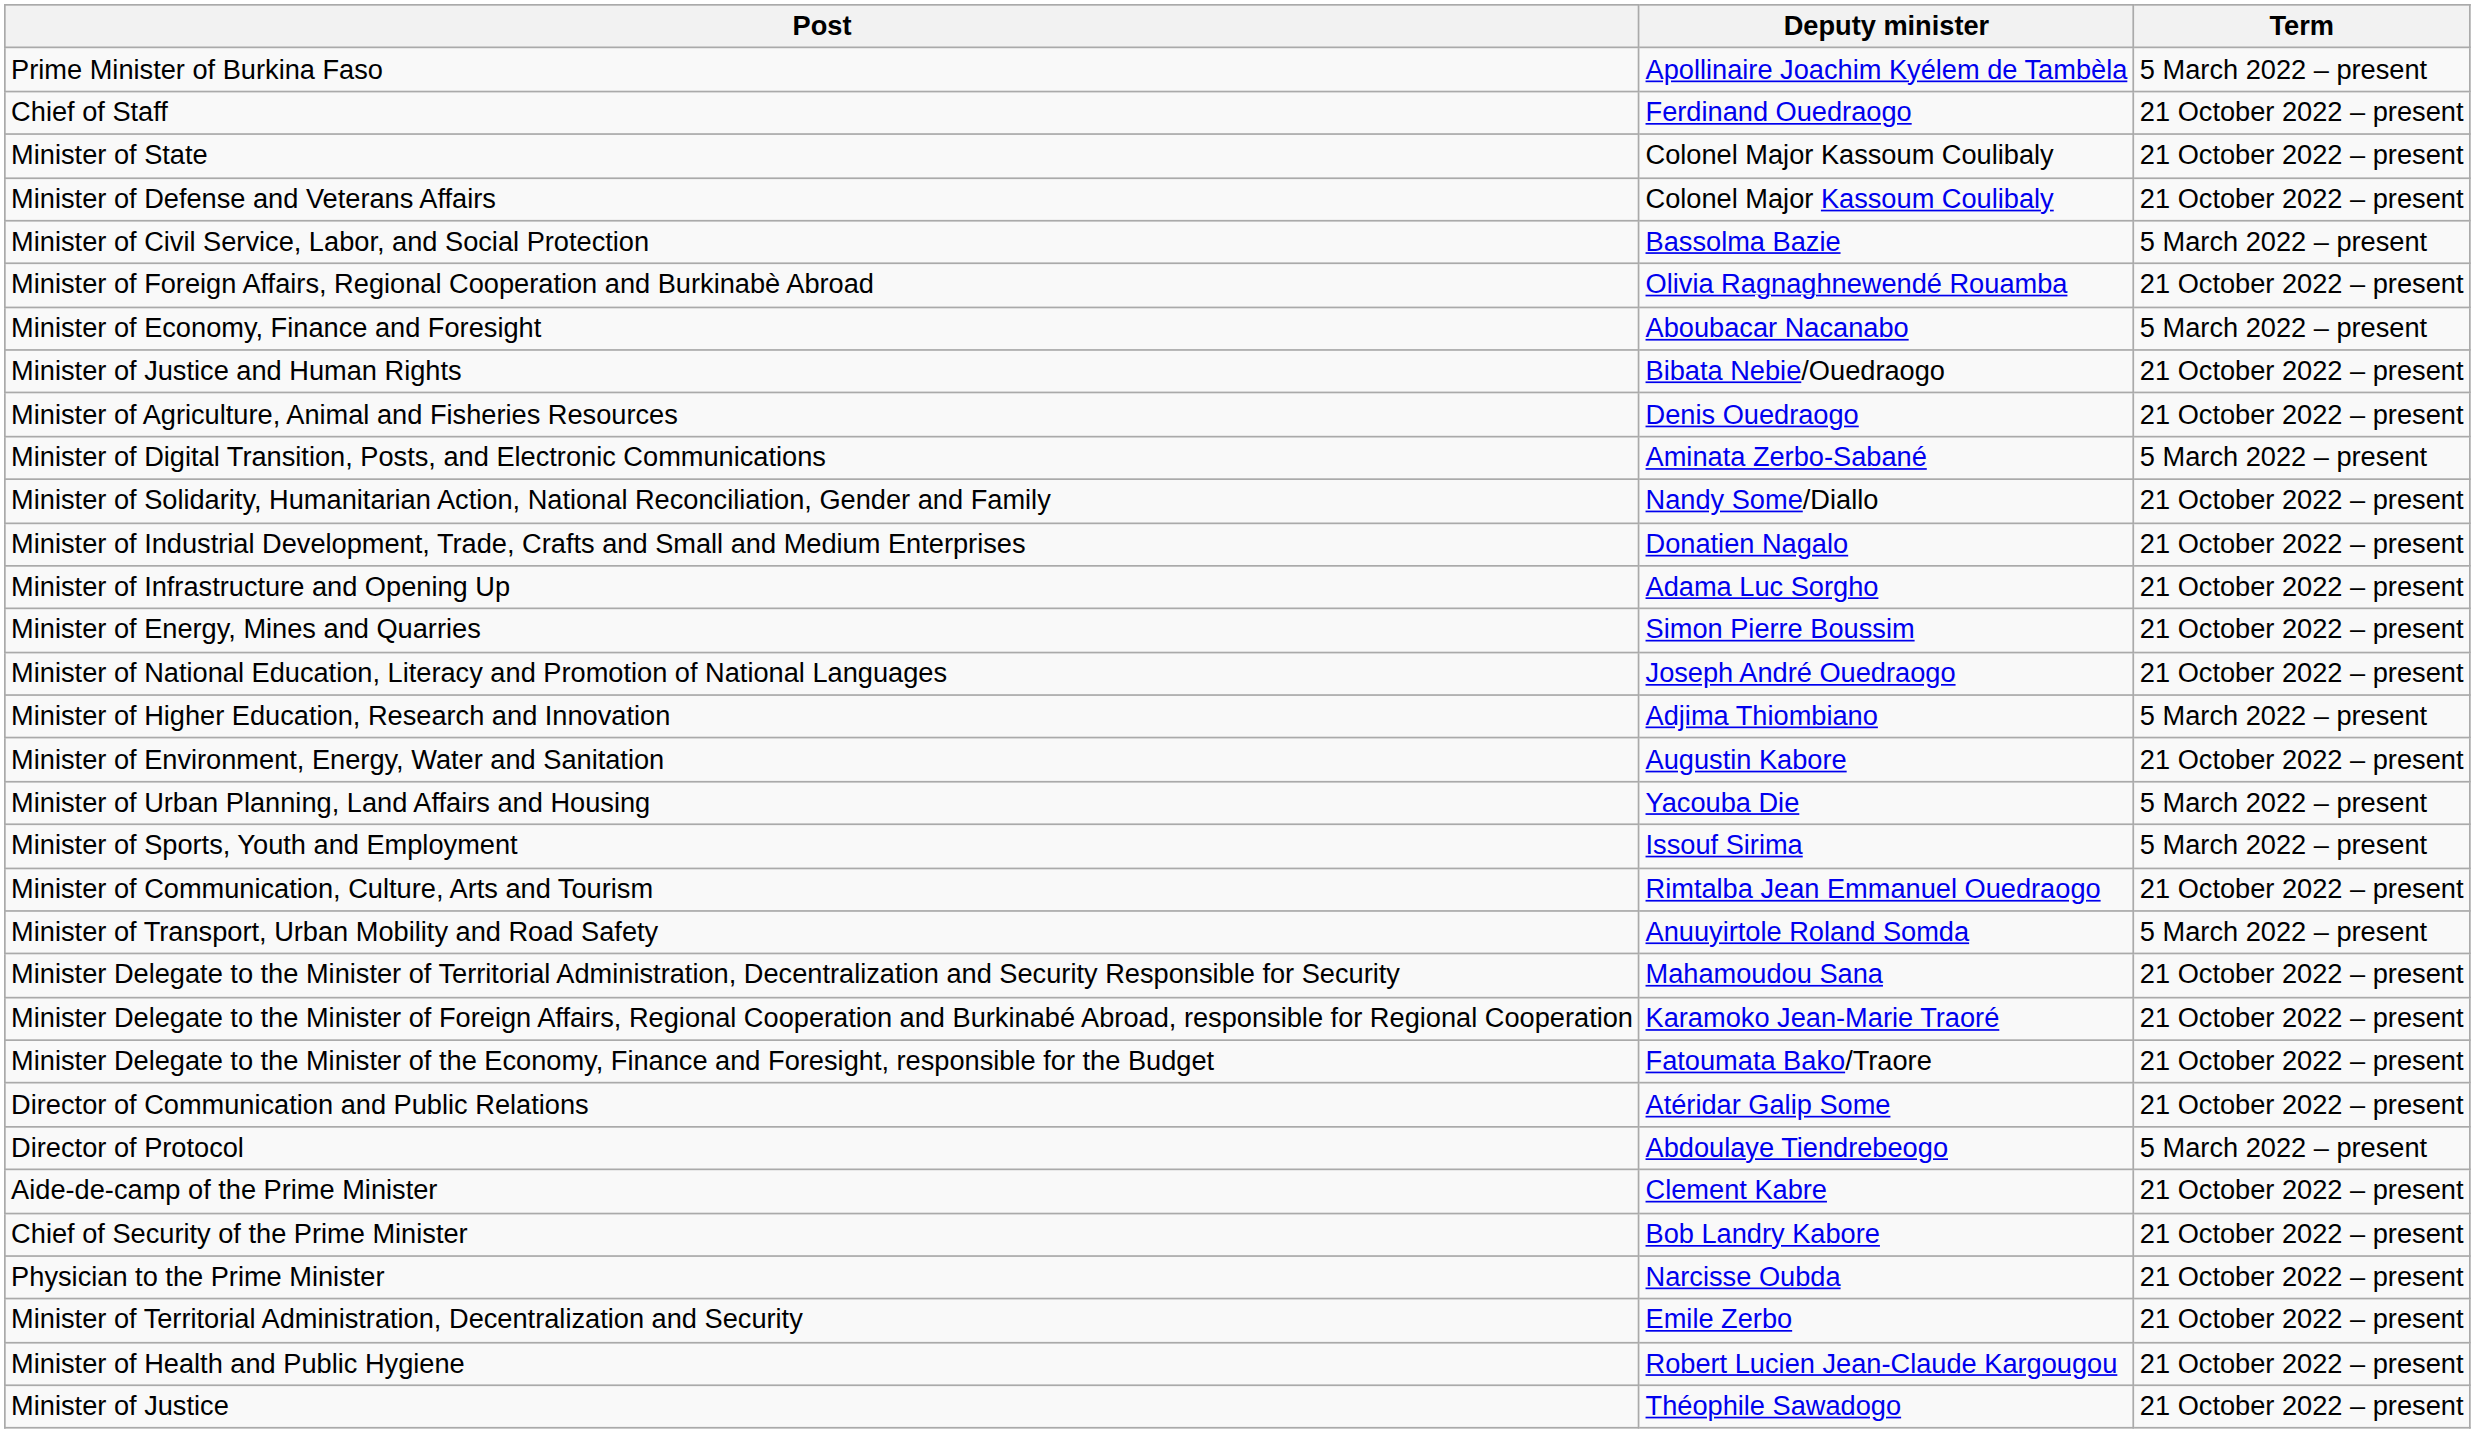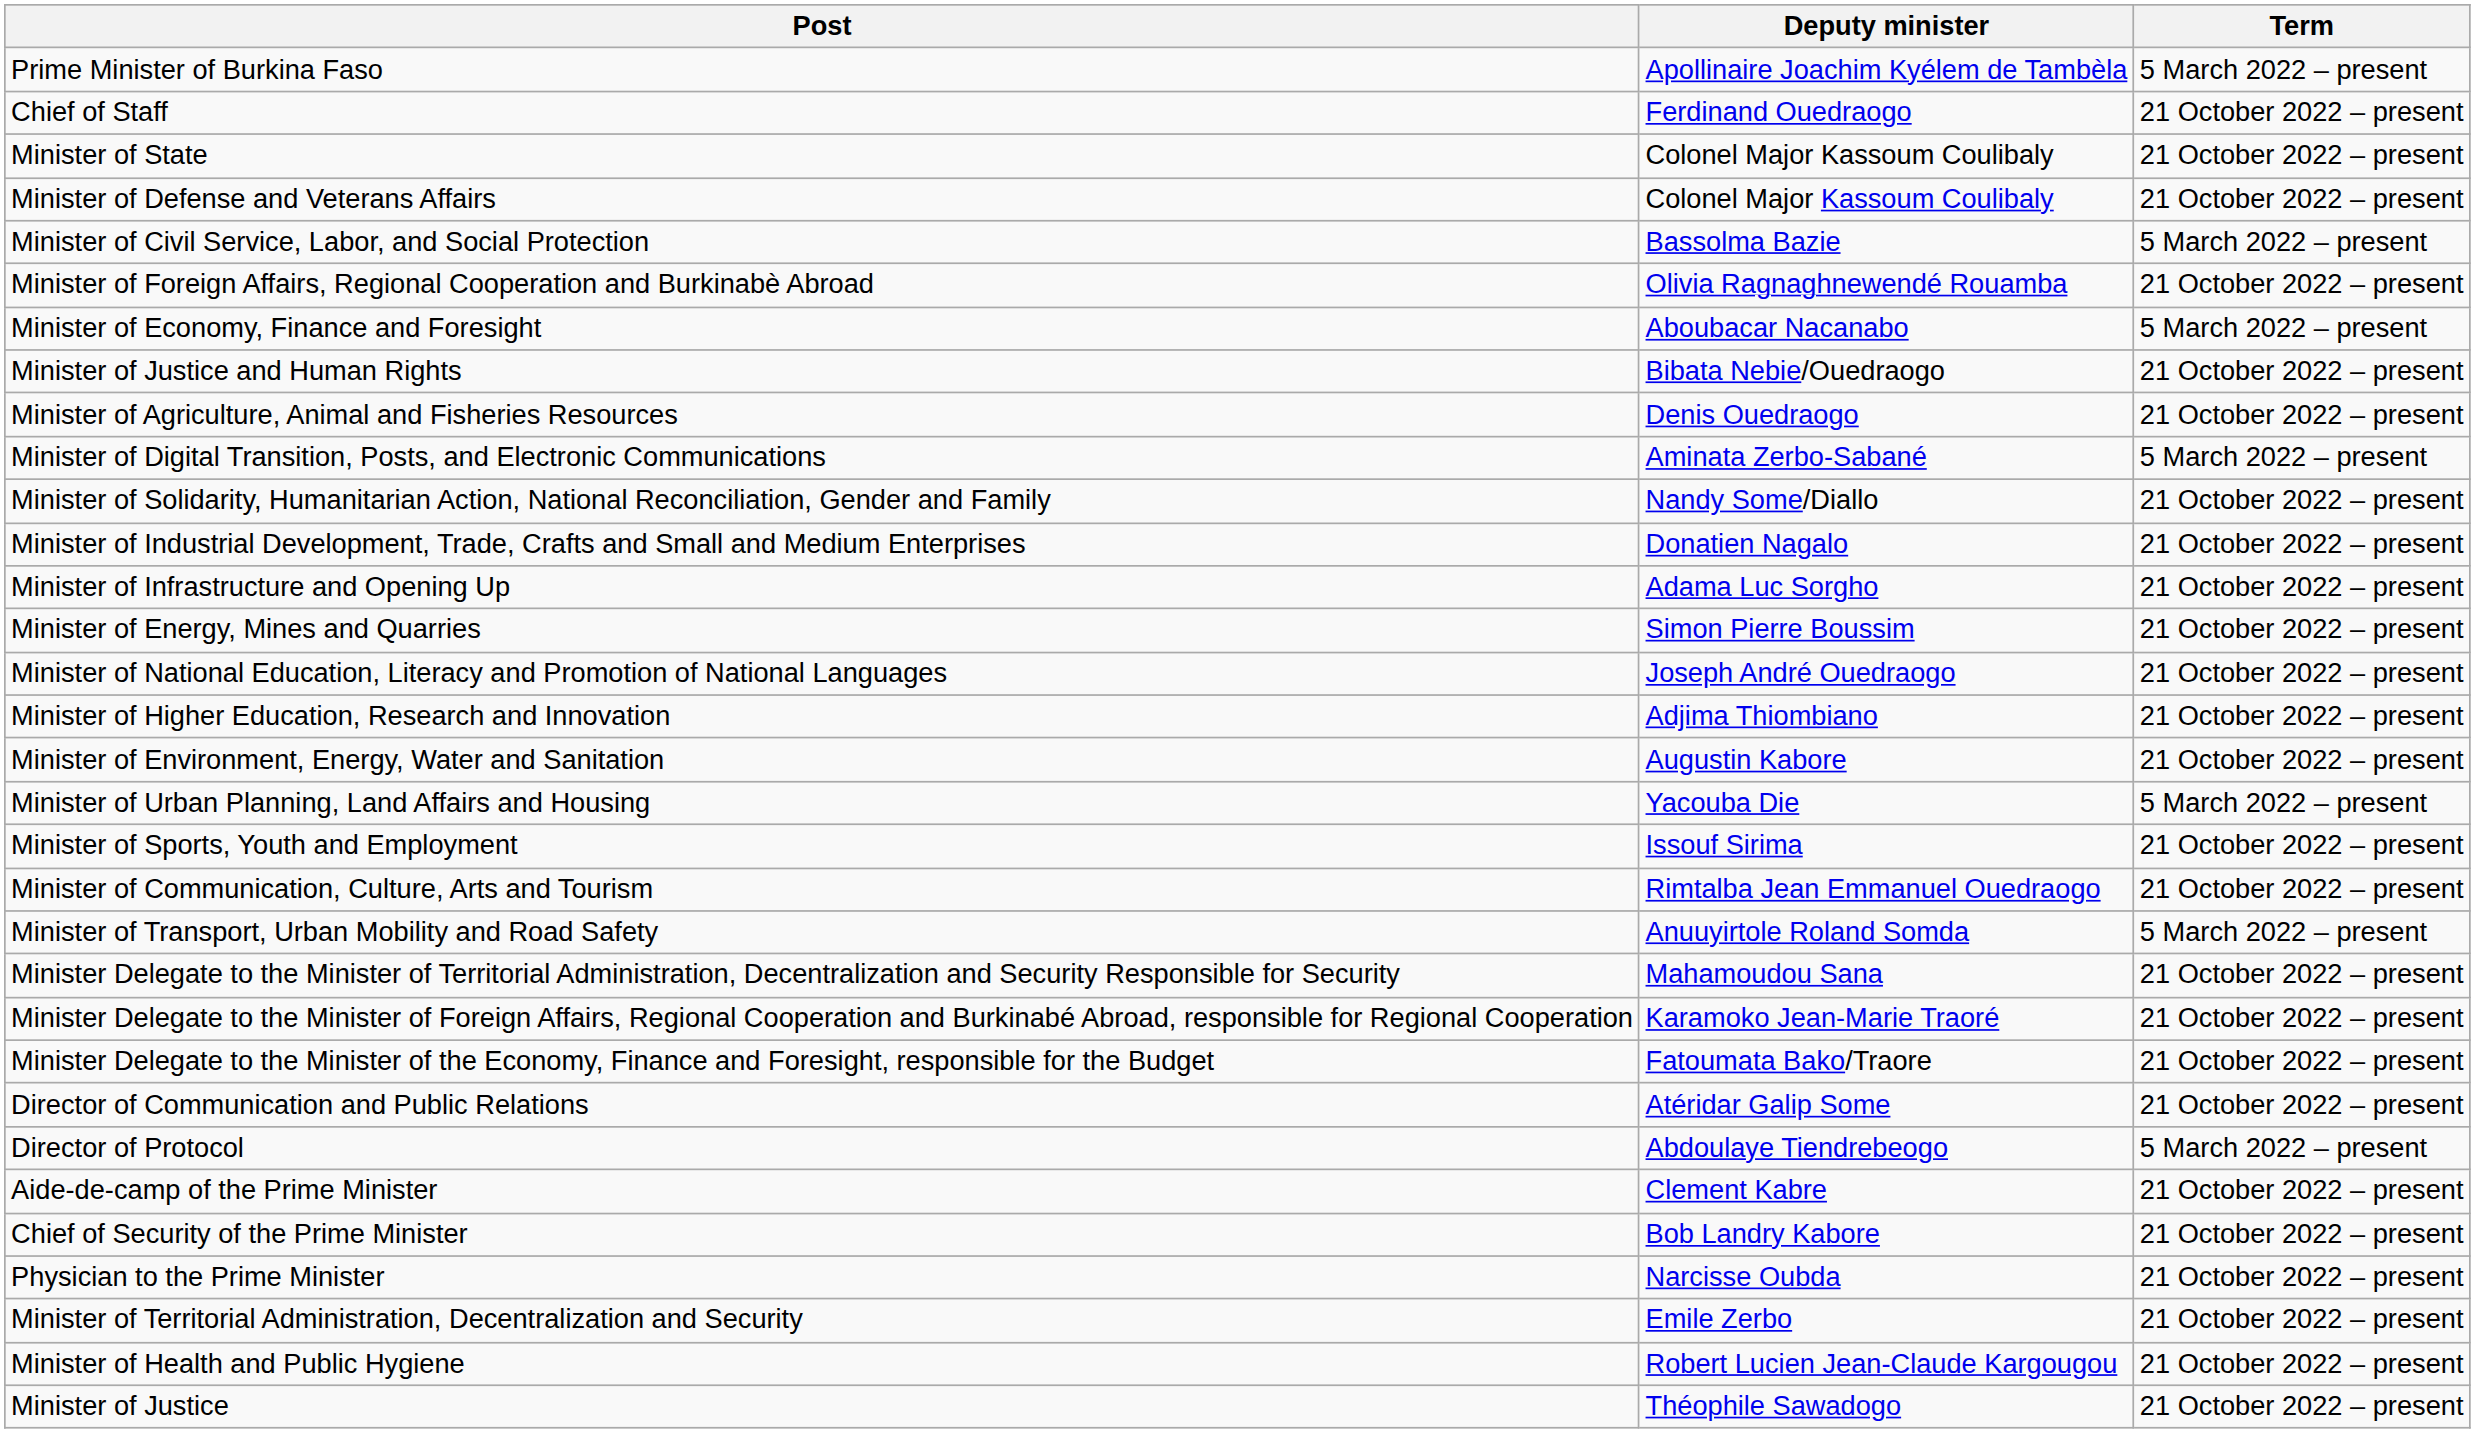(2284, 716) 5 March 2022 – present -> (2302, 716) 21 October 2022 – present
(2284, 845) 5 March 2022 – present -> (2302, 845) 21 October 2022 – present
